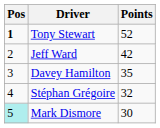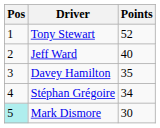(10, 34) bold -> (10, 34) normal
(127, 54) 42 -> (127, 54) 40
(127, 93) 32 -> (127, 93) 34
